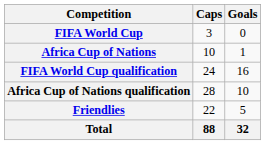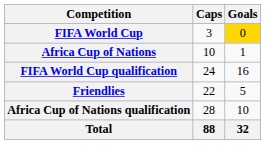(243, 33) no background -> (243, 33) gold background
rows swapped: (99, 91) <-> (99, 110)
